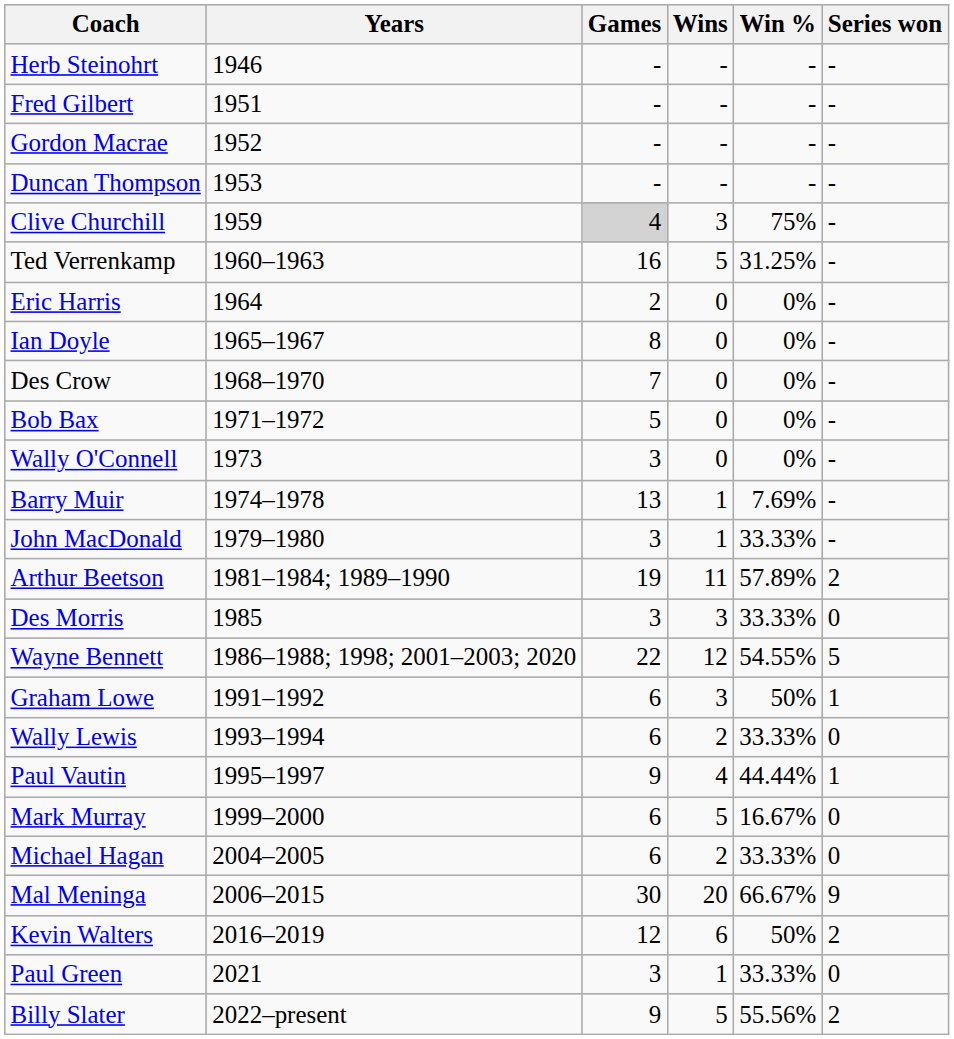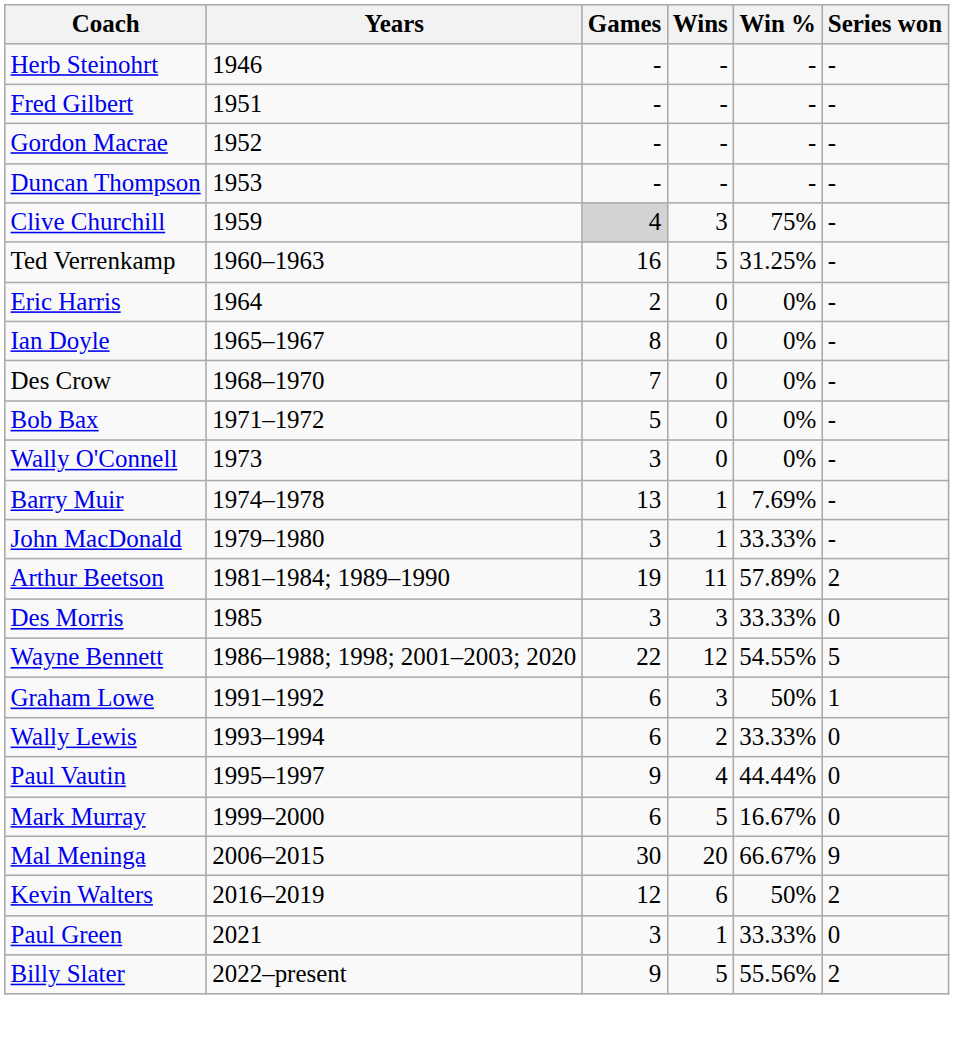(834, 776) 1 -> (834, 776) 0
- row: (87, 855)
